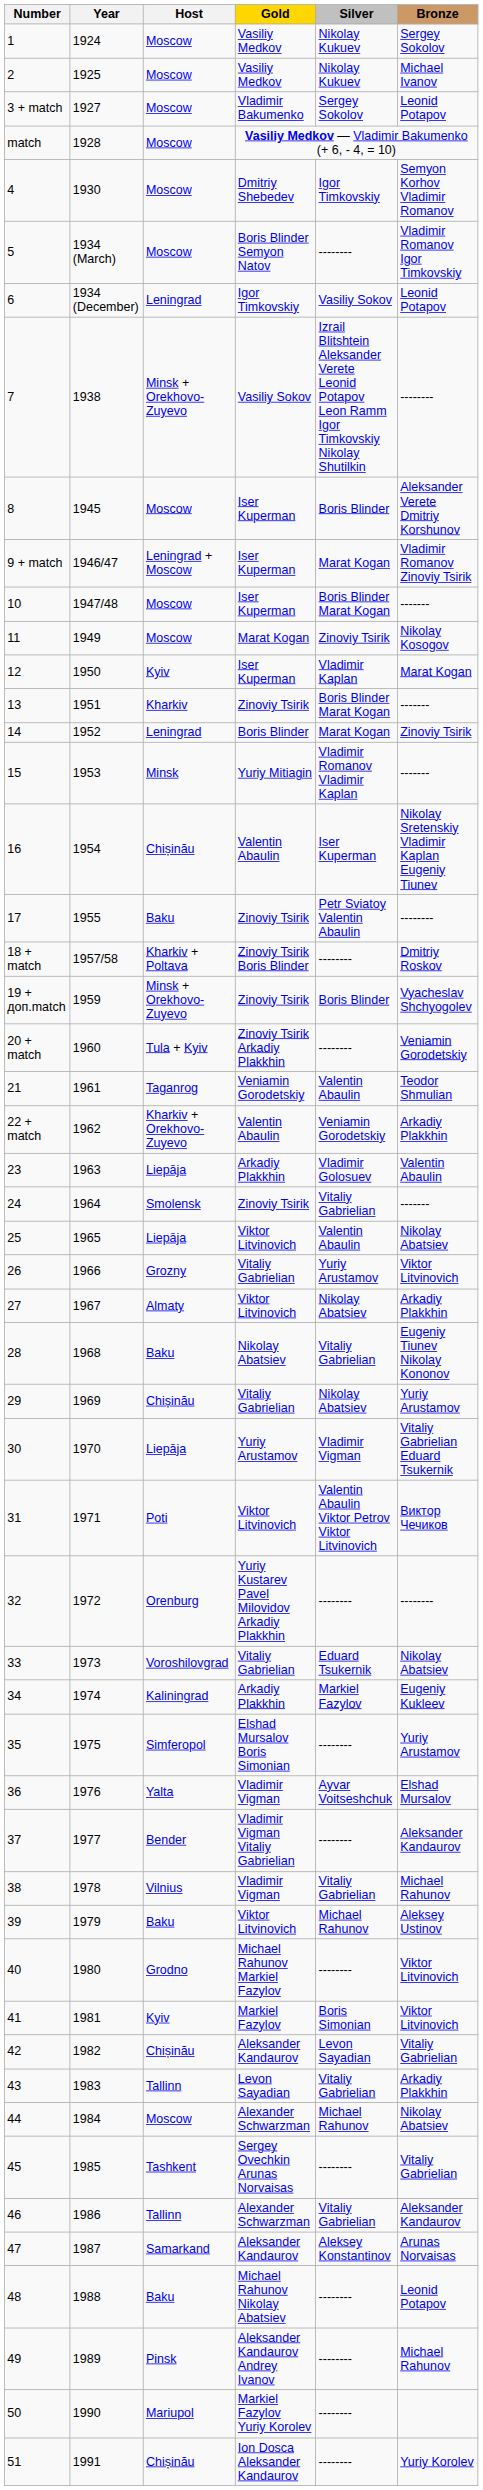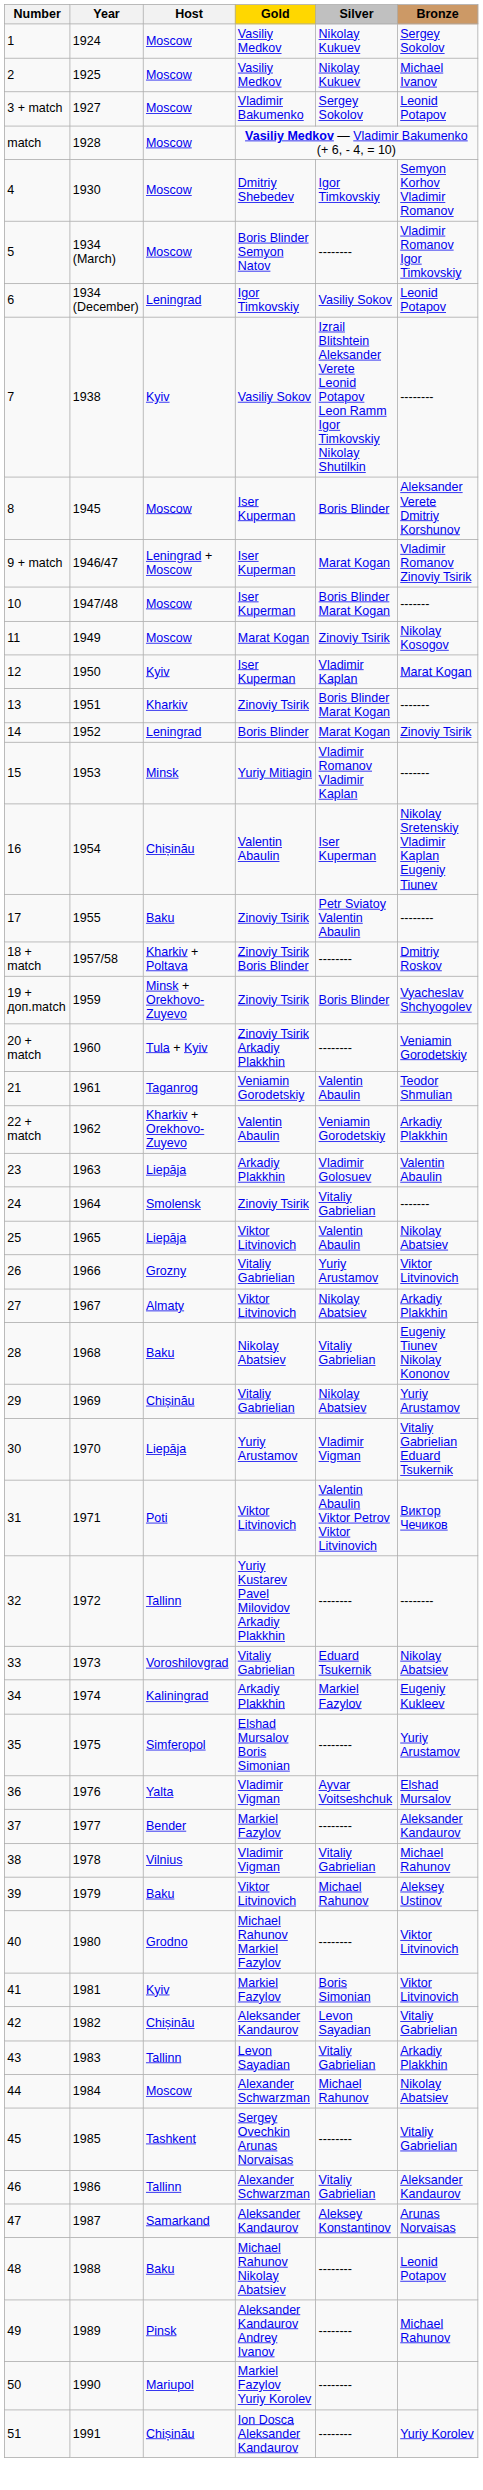(175, 397) Minsk + Orekhovo-Zuyevo -> (158, 397) Kyiv
(172, 1601) Orenburg -> (164, 1601) Tallinn
(266, 1840) Vladimir Vigman Vitaliy Gabrielian -> (259, 1826) Markiel Fazylov
